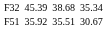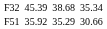(64, 21) 35.51 -> (64, 21) 35.29
(91, 21) 30.67 -> (91, 21) 30.66
